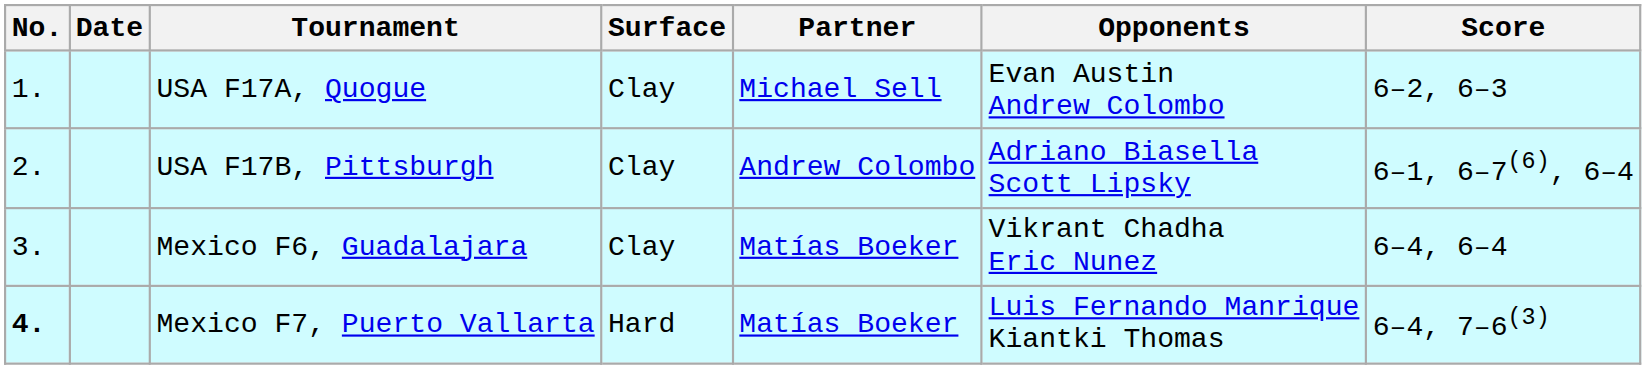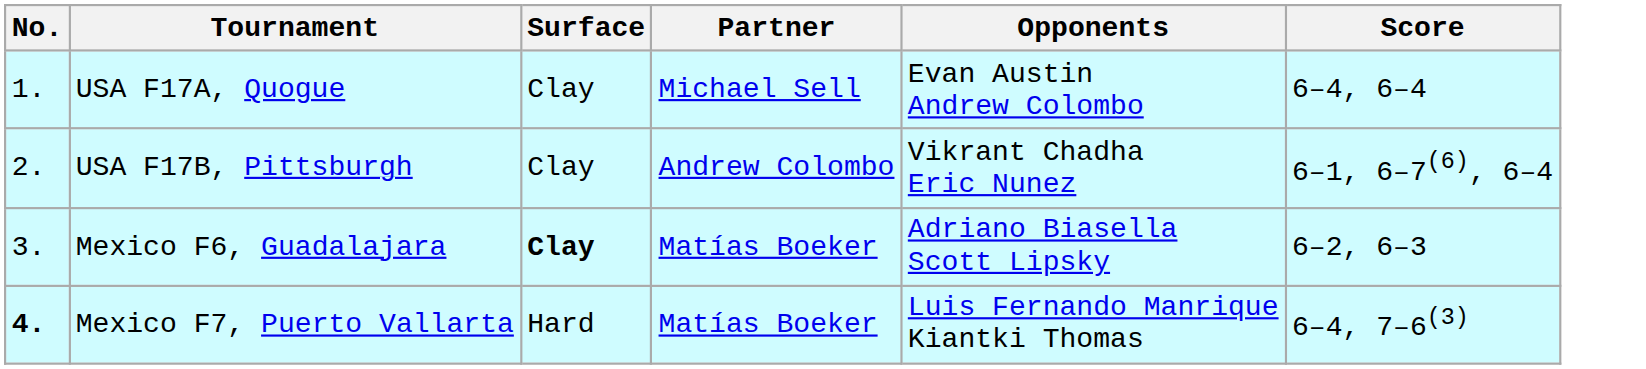- column: (109, 28)
(1440, 90) 6–2, 6–3 -> (1359, 90) 6–4, 6–4
(1123, 168) Adriano Biasella Scott Lipsky -> (1026, 168) Vikrant Chadha Eric Nunez
(642, 246) normal -> (561, 246) bold
(1107, 246) Vikrant Chadha Eric Nunez -> (1043, 246) Adriano Biasella Scott Lipsky
(1440, 246) 6–4, 6–4 -> (1359, 246) 6–2, 6–3
